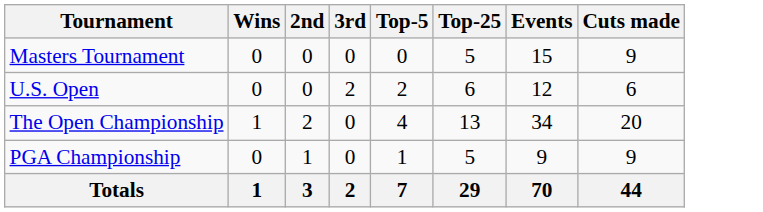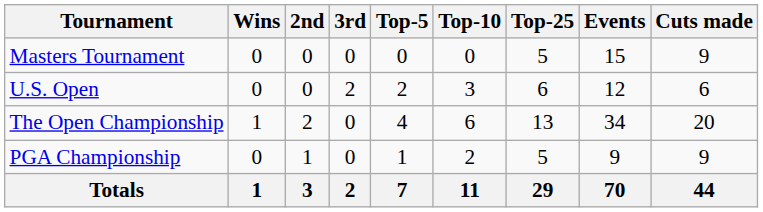+ column: (470, 21)
